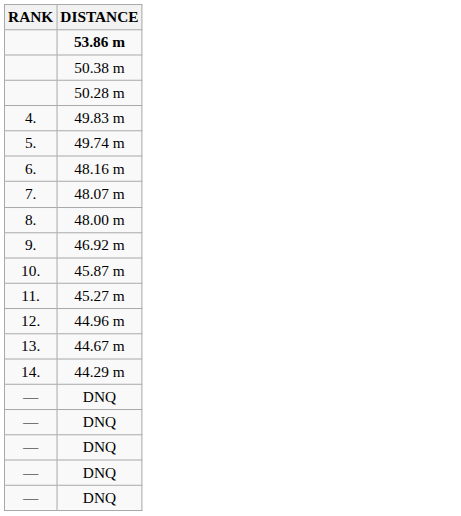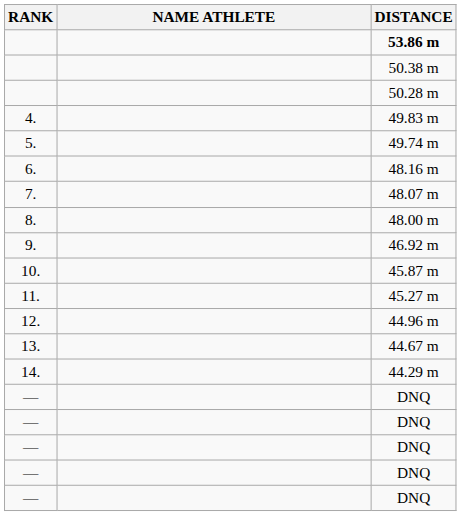+ column: (214, 17)
